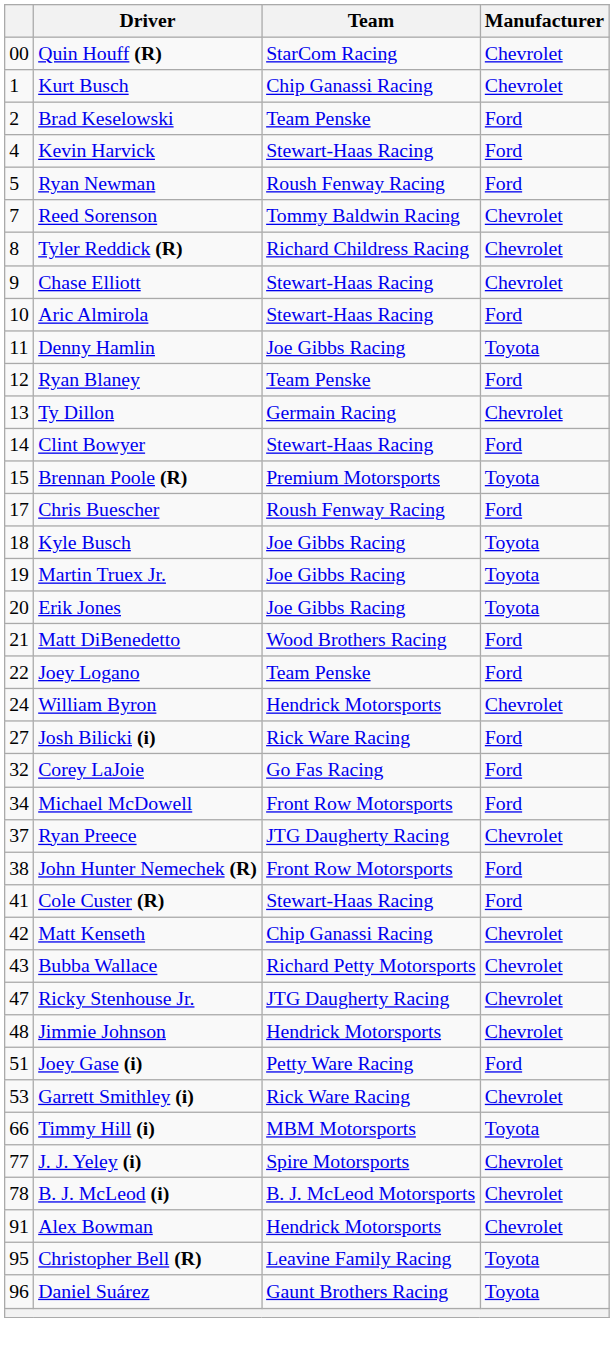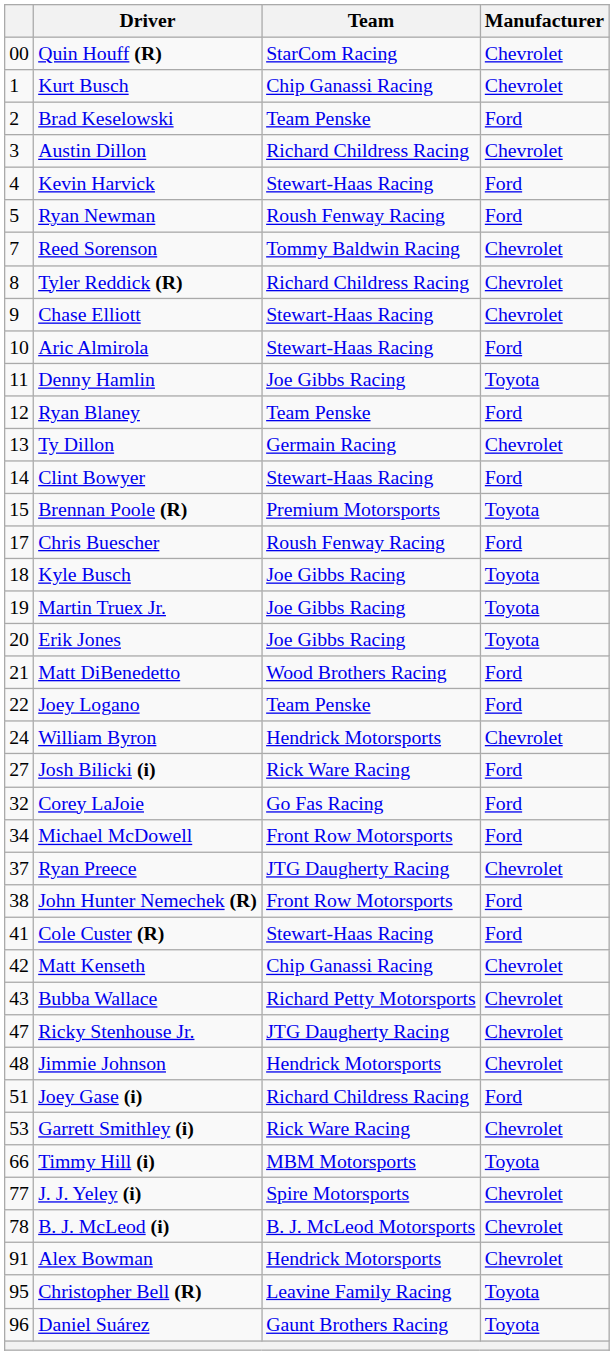+ row: (92, 151)
(340, 1063) Petty Ware Racing -> (368, 1096) Richard Childress Racing
